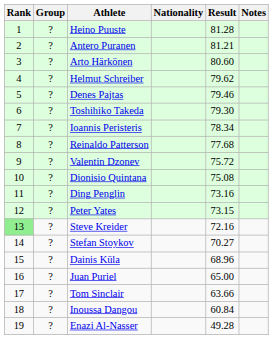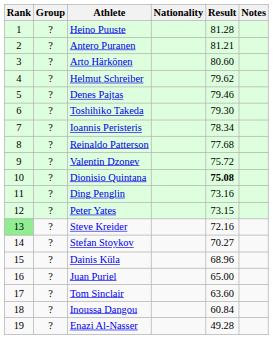(222, 177) normal -> (222, 177) bold
(222, 293) 63.66 -> (222, 293) 63.60
